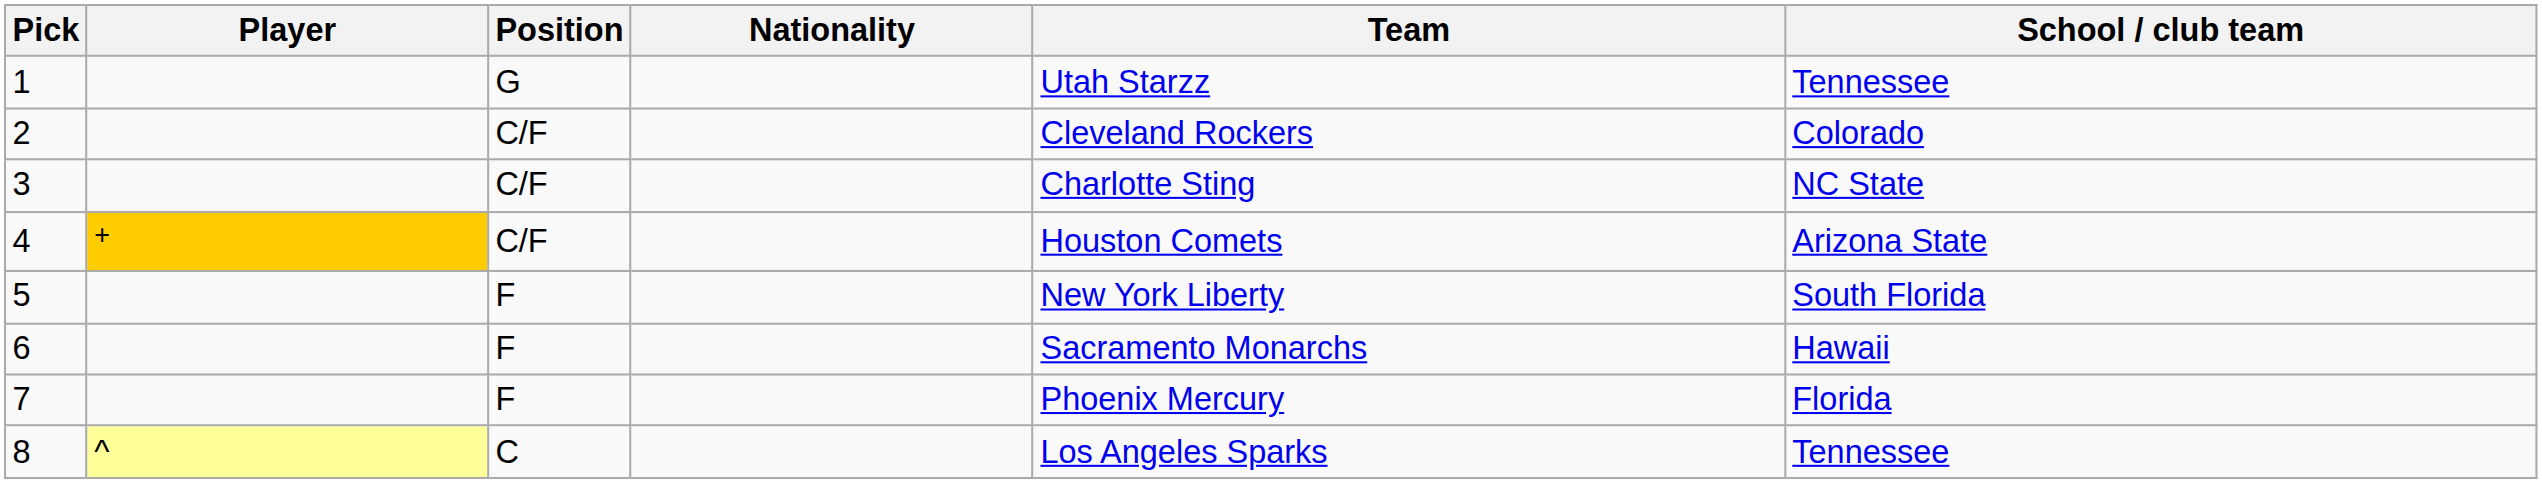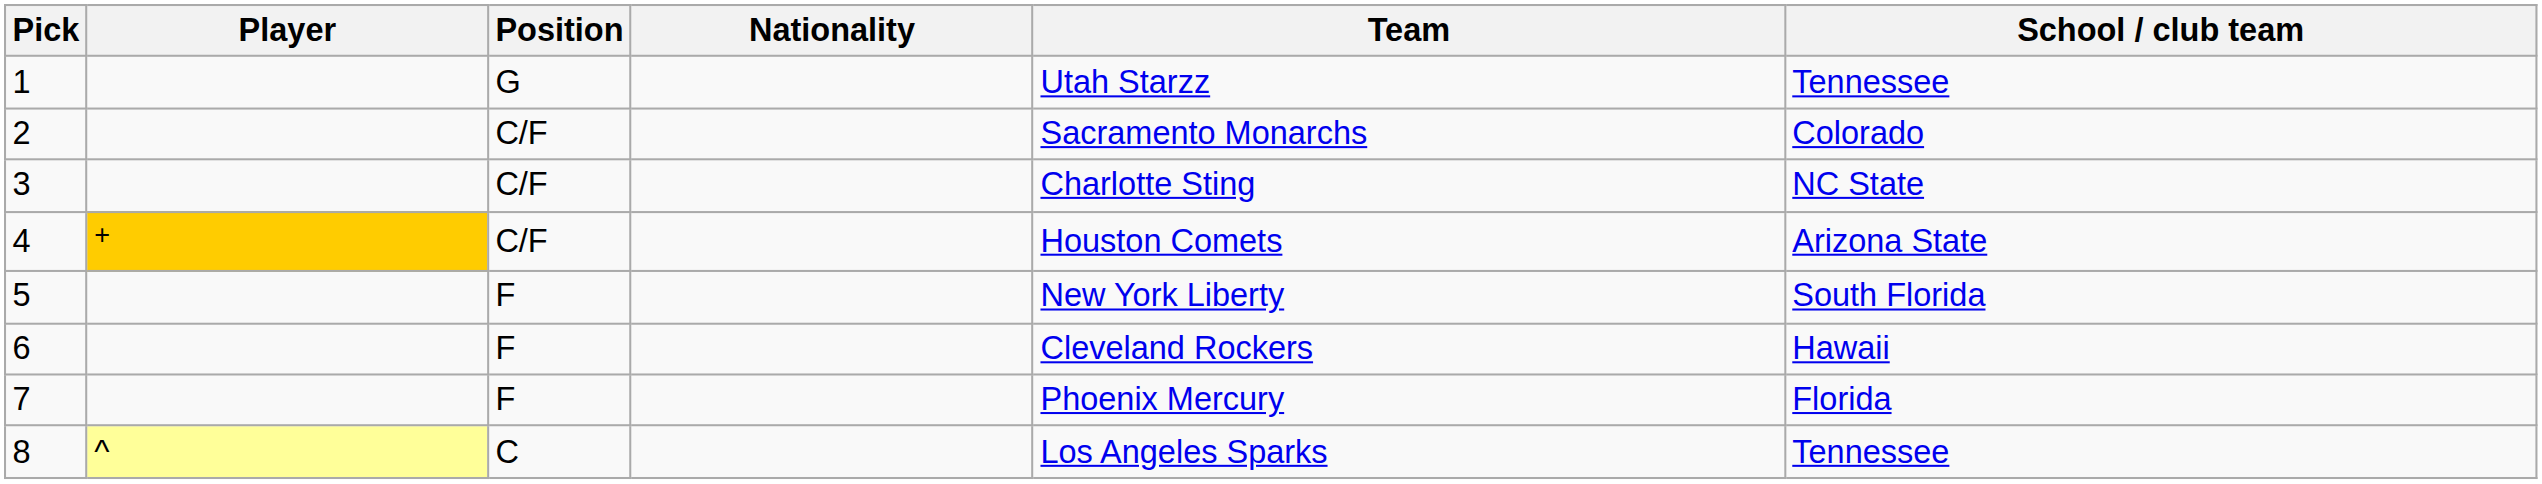(1177, 133) Cleveland Rockers -> (1204, 133) Sacramento Monarchs
(1204, 348) Sacramento Monarchs -> (1177, 348) Cleveland Rockers
